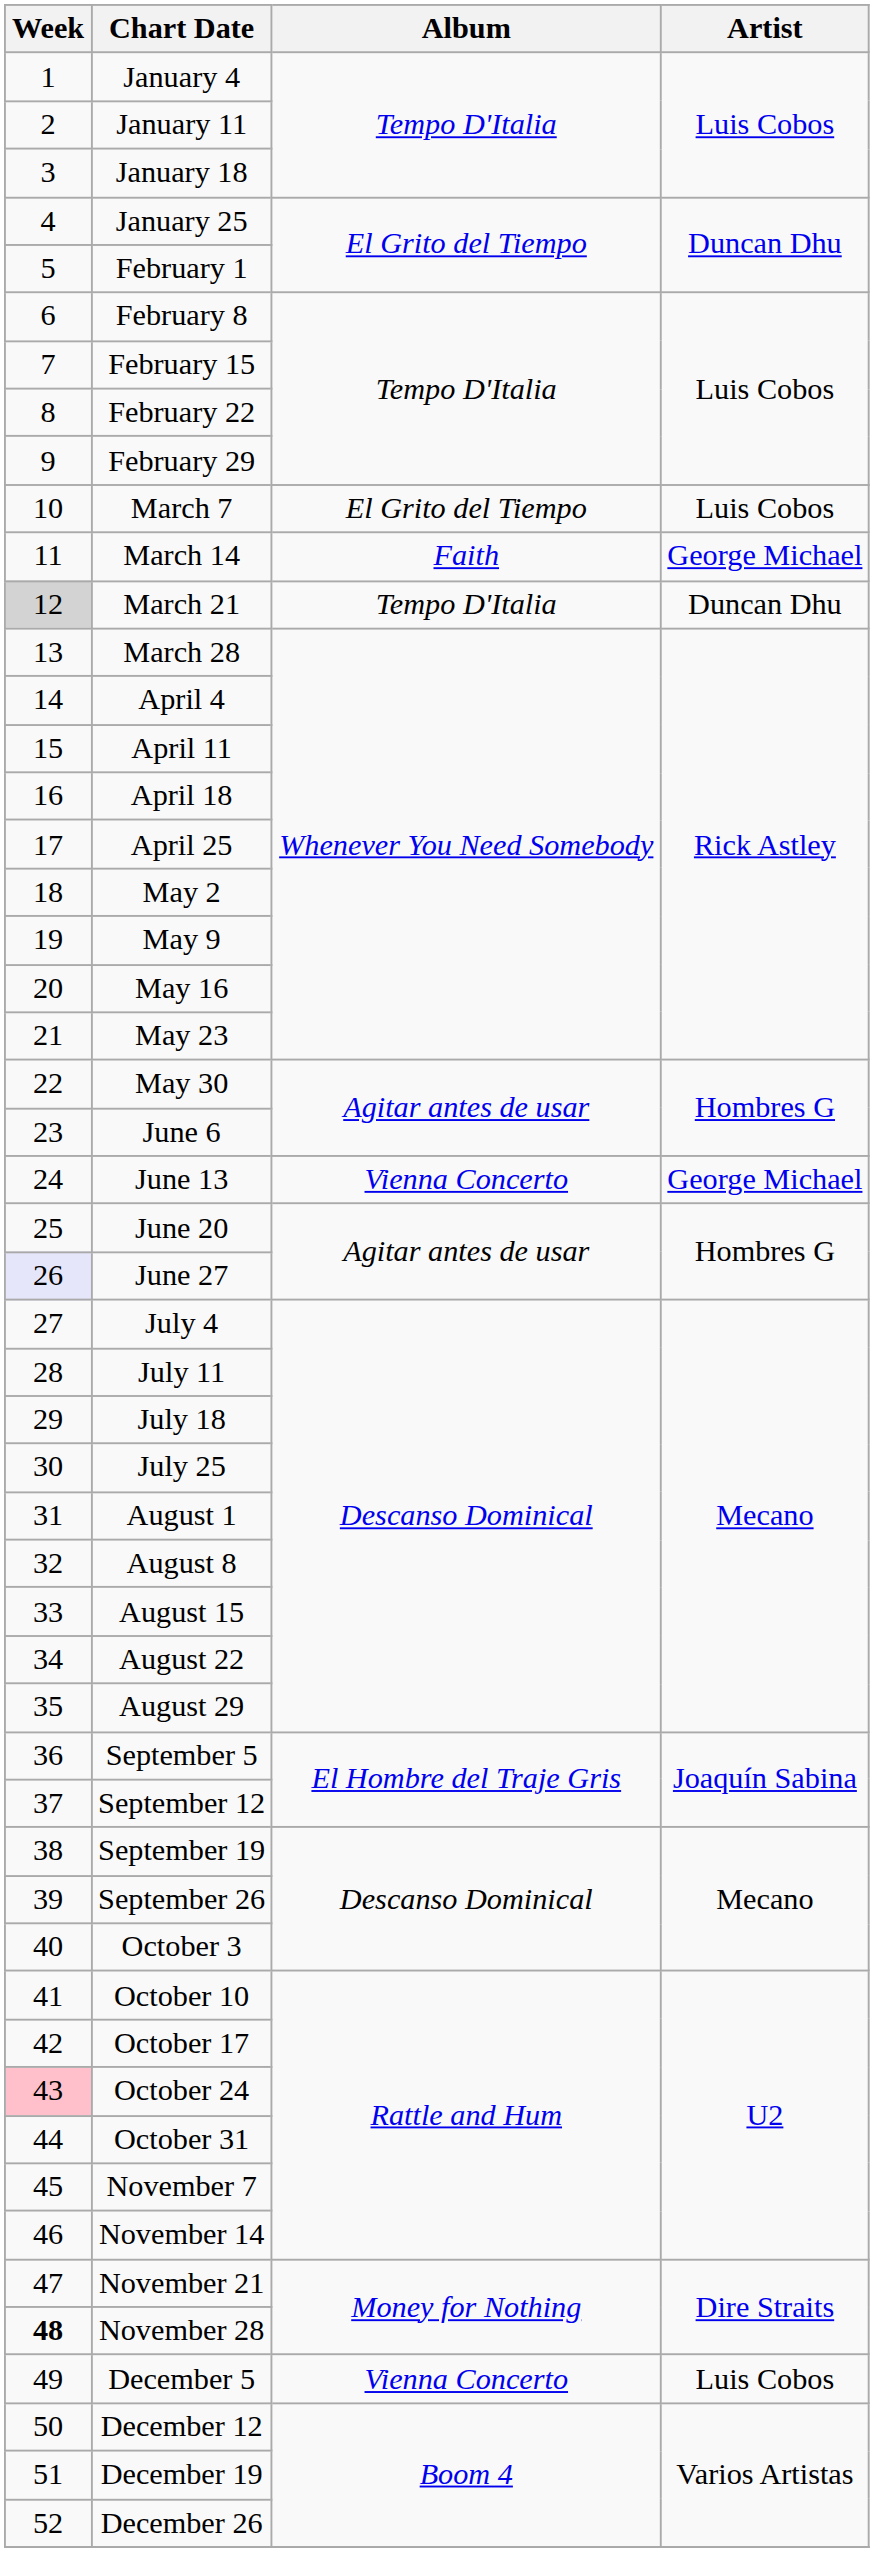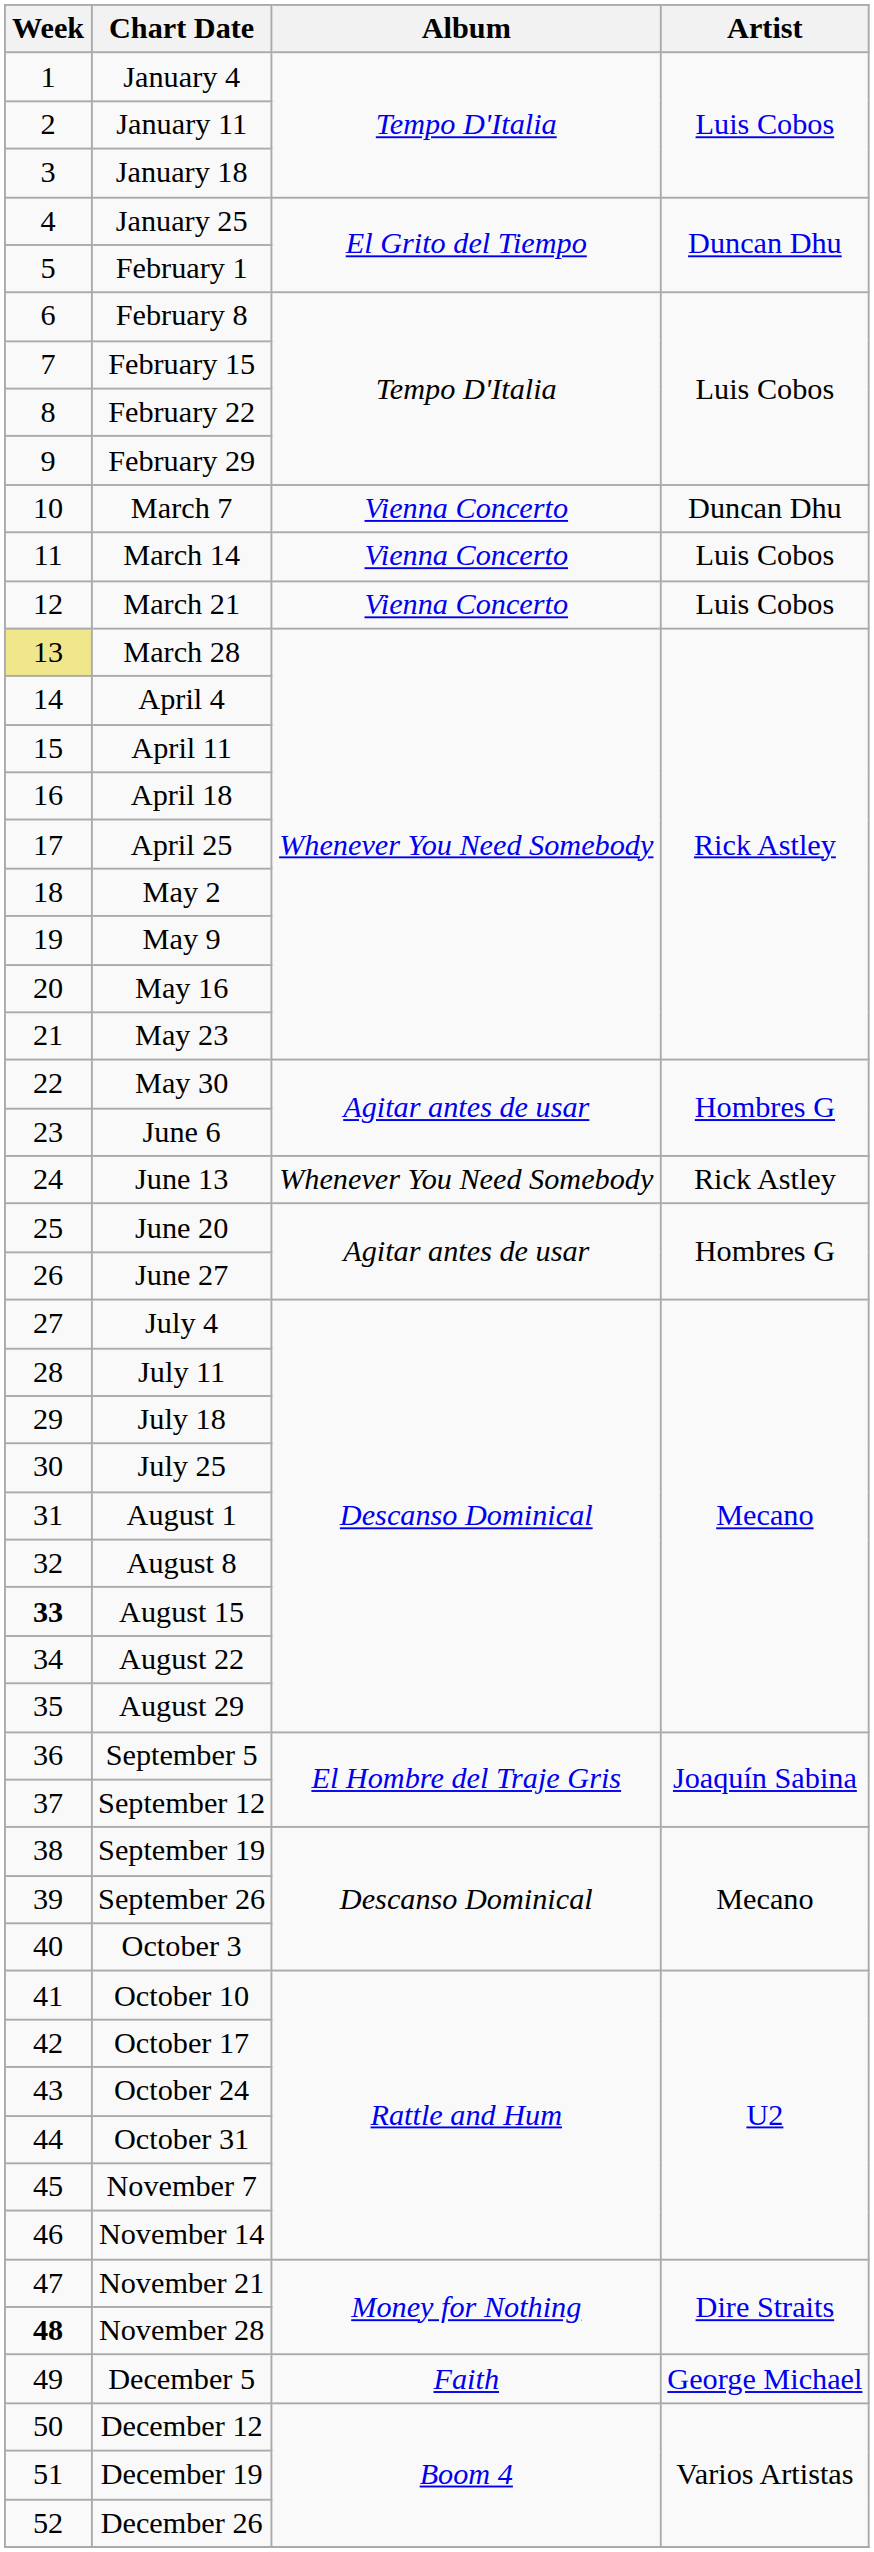(466, 508) El Grito del Tiempo -> (466, 508) Vienna Concerto
(765, 508) Luis Cobos -> (765, 508) Duncan Dhu
(466, 556) Faith -> (466, 556) Vienna Concerto
(765, 556) George Michael -> (765, 556) Luis Cobos
(48, 603) lightgrey background -> (48, 603) no background
(466, 603) Tempo D'Italia -> (466, 603) Vienna Concerto
(765, 603) Duncan Dhu -> (765, 603) Luis Cobos
(48, 651) no background -> (48, 651) khaki background
(466, 1179) Vienna Concerto -> (466, 1179) Whenever You Need Somebody
(765, 1179) George Michael -> (765, 1179) Rick Astley
(48, 1275) lavender background -> (48, 1275) no background
(48, 1611) normal -> (48, 1611) bold
(48, 2090) pink background -> (48, 2090) no background
(466, 2378) Vienna Concerto -> (466, 2378) Faith
(765, 2378) Luis Cobos -> (765, 2378) George Michael
